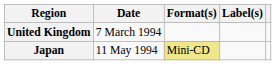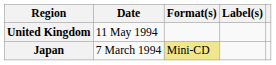(129, 32) 7 March 1994 -> (127, 32) 11 May 1994
(127, 50) 11 May 1994 -> (129, 50) 7 March 1994
